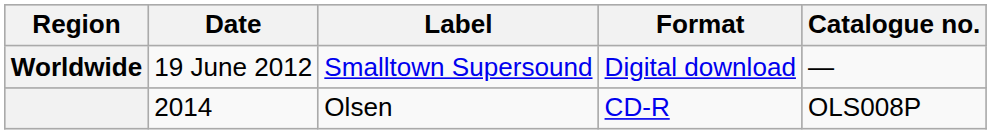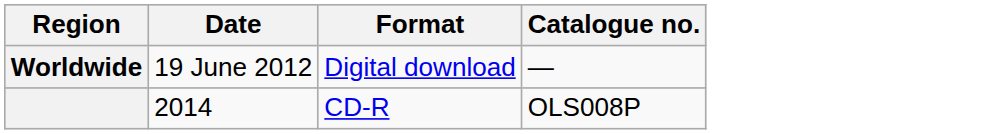- column: (458, 25)
